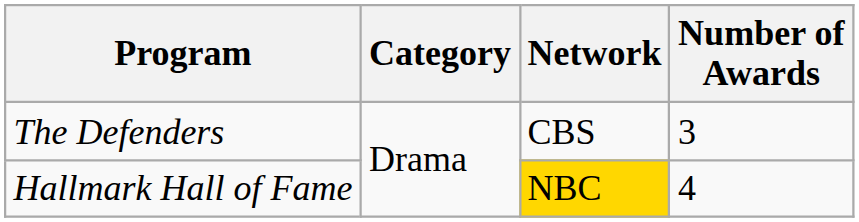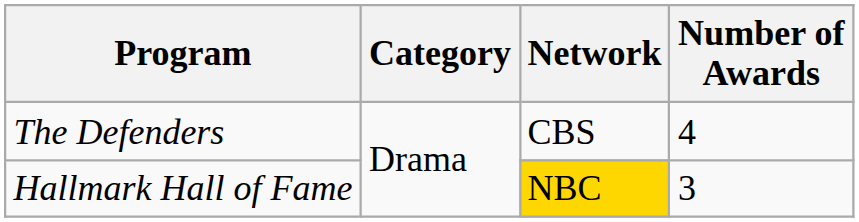(687, 130) 3 -> (687, 130) 4
(687, 187) 4 -> (687, 187) 3
